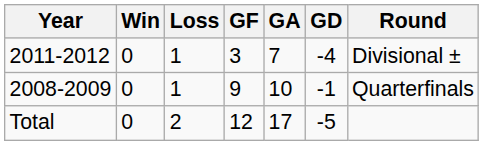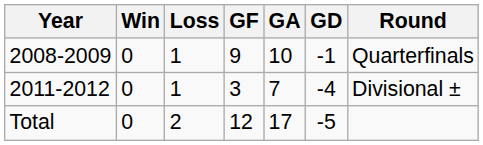rows swapped: (60, 88) <-> (60, 55)
